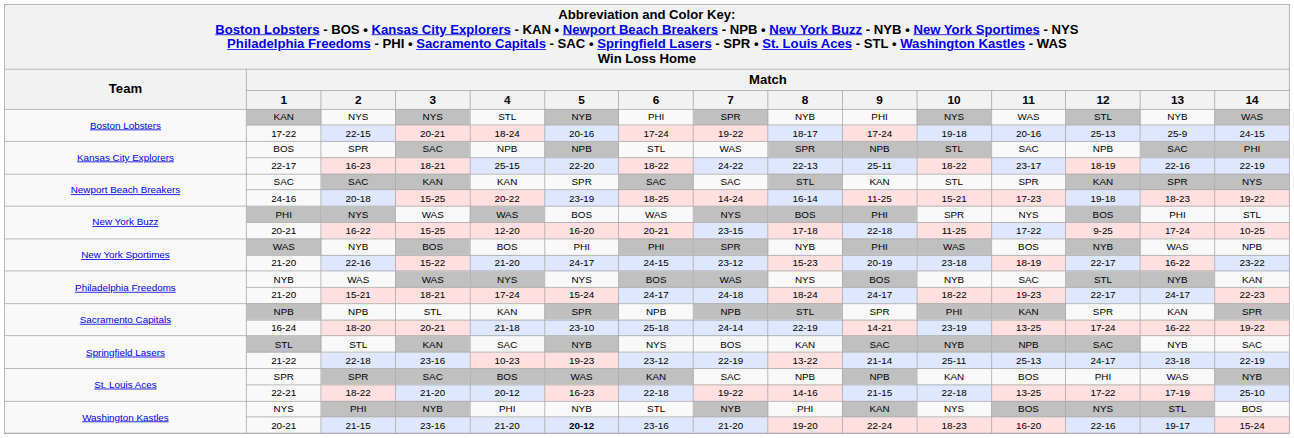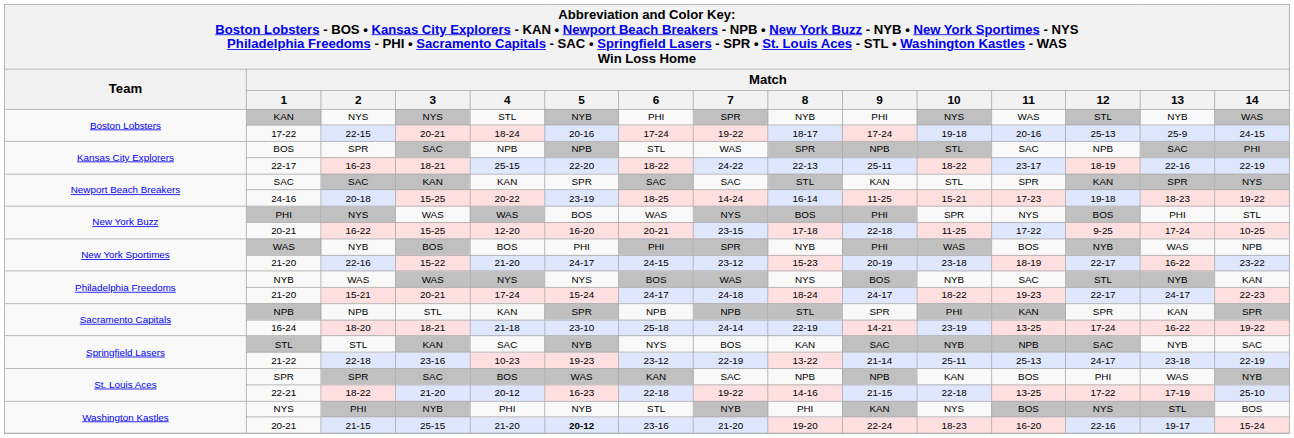(433, 295) 18-21 -> (433, 295) 20-21
(433, 328) 20-21 -> (433, 328) 18-21
(433, 425) 23-16 -> (433, 425) 25-15
